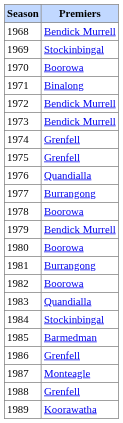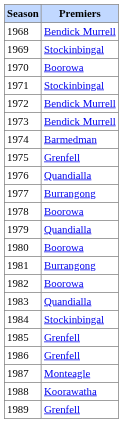(64, 85) Binalong -> (74, 85) Stockinbingal
(62, 139) Grenfell -> (70, 139) Barmedman
(80, 229) Bendick Murrell -> (68, 229) Quandialla
(70, 337) Barmedman -> (62, 337) Grenfell
(62, 391) Grenfell -> (70, 391) Koorawatha
(70, 409) Koorawatha -> (62, 409) Grenfell
